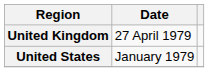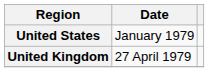rows swapped: (58, 56) <-> (58, 35)
